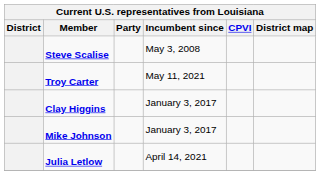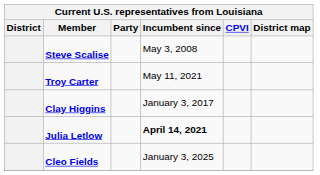- row: (78, 135)
(176, 156) normal -> (175, 130) bold
+ row: (72, 162)
